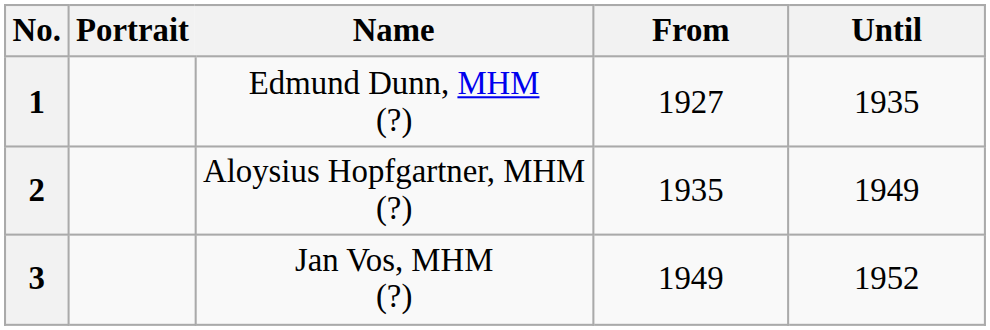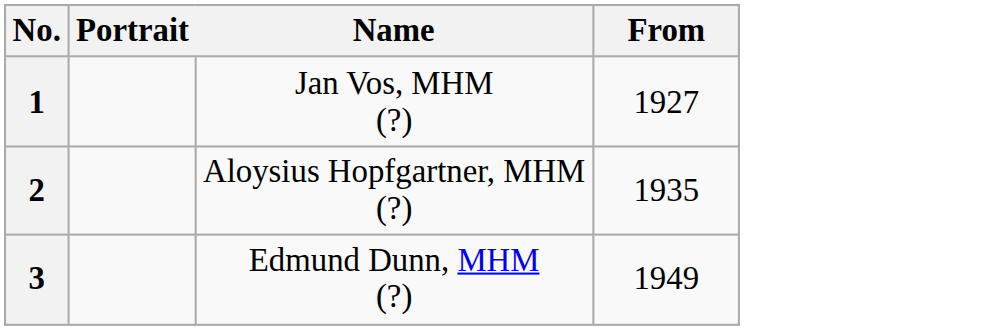- column: (887, 30)
(394, 100) Edmund Dunn, MHM (?) -> (394, 100) Jan Vos, MHM (?)
(394, 278) Jan Vos, MHM (?) -> (394, 278) Edmund Dunn, MHM (?)
